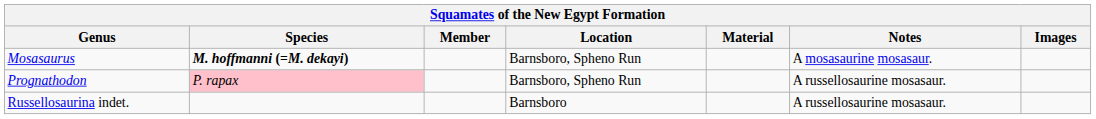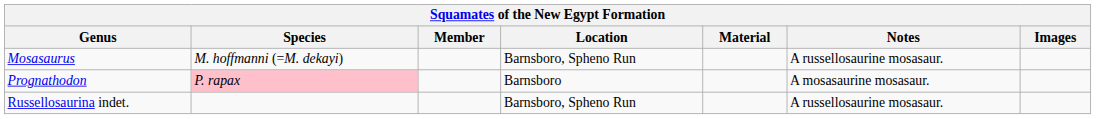(271, 59) bold -> (269, 59) normal
(862, 59) A mosasaurine mosasaur. -> (867, 59) A russellosaurine mosasaur.
(575, 80) Barnsboro, Spheno Run -> (533, 80) Barnsboro
(869, 80) A russellosaurine mosasaur. -> (860, 80) A mosasaurine mosasaur.
(538, 102) Barnsboro -> (570, 102) Barnsboro, Spheno Run
